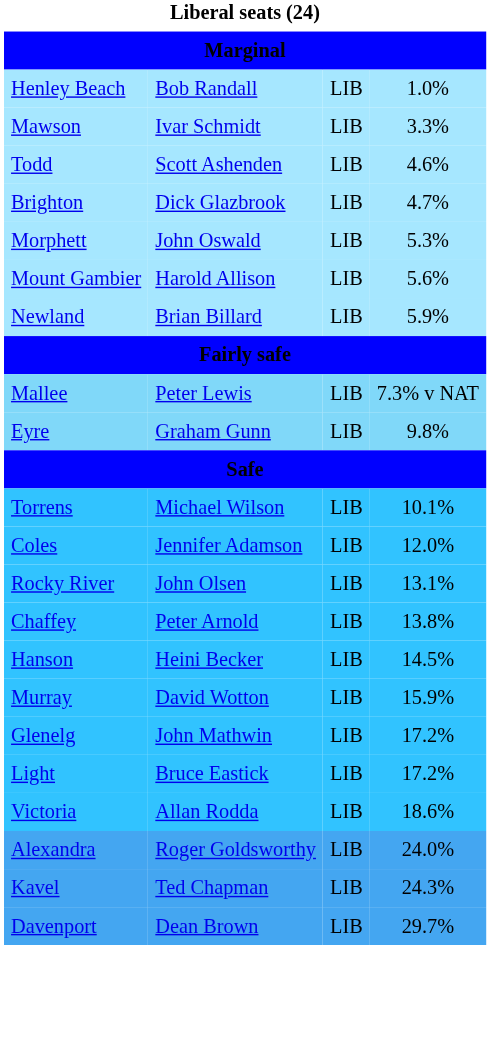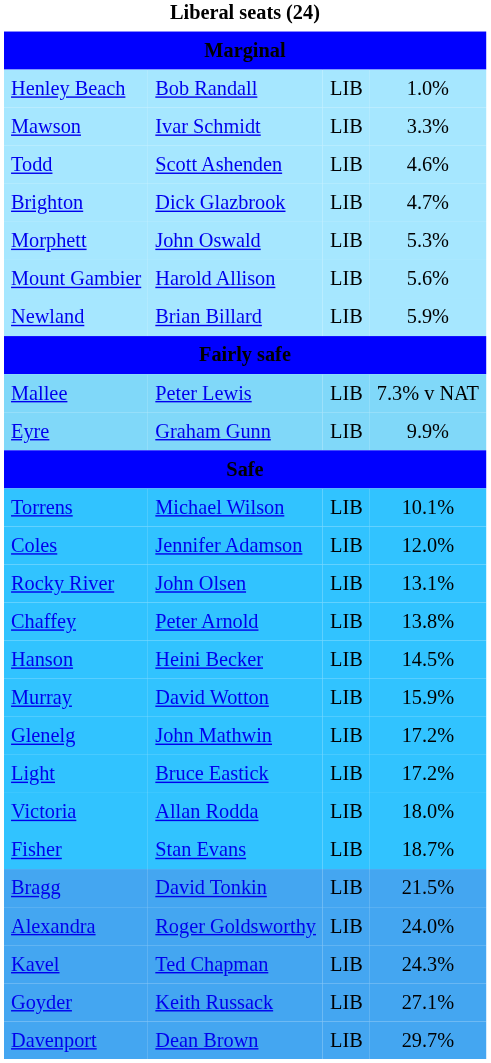(428, 430) 9.8% -> (428, 430) 9.9%
(428, 811) 18.6% -> (428, 811) 18.0%
+ row: (36, 849)
+ row: (36, 887)
+ row: (41, 1001)
